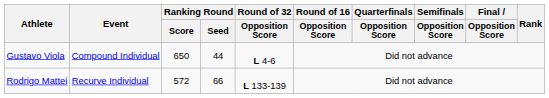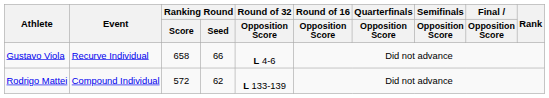(116, 56) Compound Individual -> (110, 56) Recurve Individual
(181, 56) 650 -> (181, 56) 658
(218, 56) 44 -> (218, 56) 66
(110, 81) Recurve Individual -> (116, 81) Compound Individual
(218, 81) 66 -> (218, 81) 62
